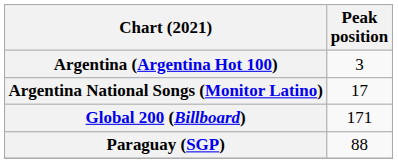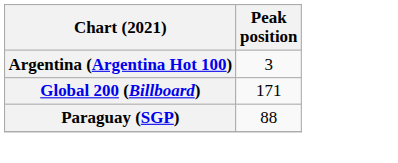- row: (166, 90)
